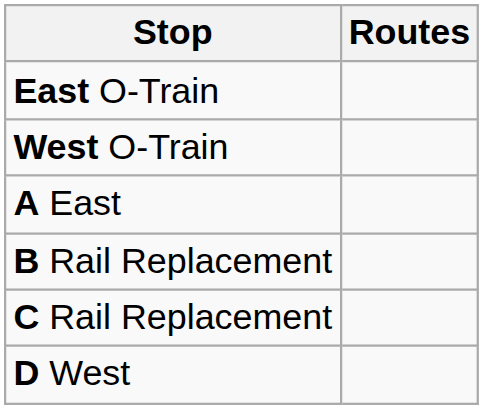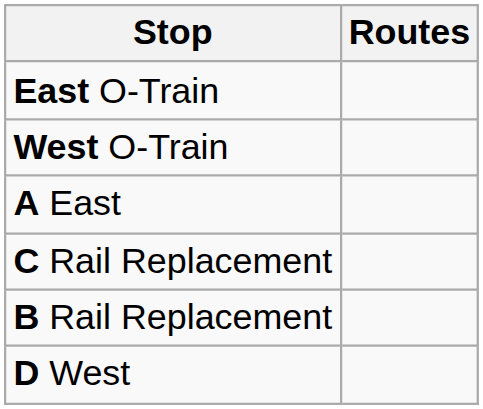rows swapped: (173, 260) <-> (173, 317)
